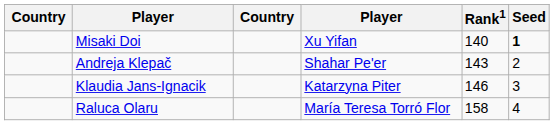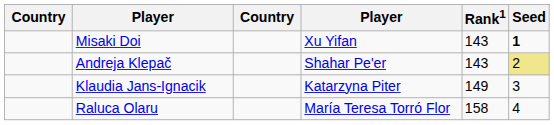(477, 41) 140 -> (477, 41) 143
(516, 64) no background -> (516, 64) khaki background
(477, 86) 146 -> (477, 86) 149
